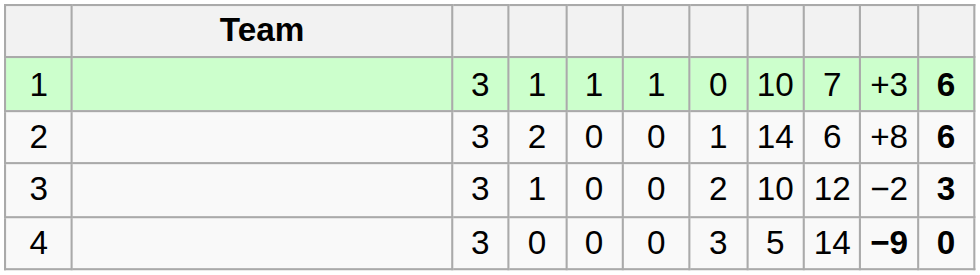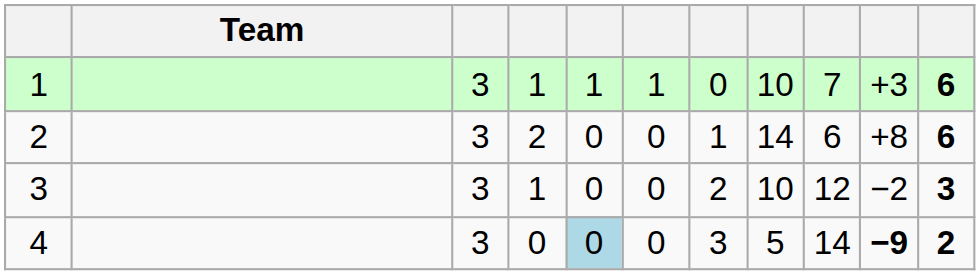(594, 242) no background -> (594, 242) lightblue background
(946, 242) 0 -> (946, 242) 2
